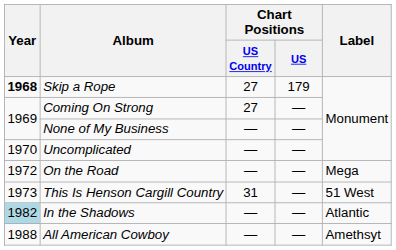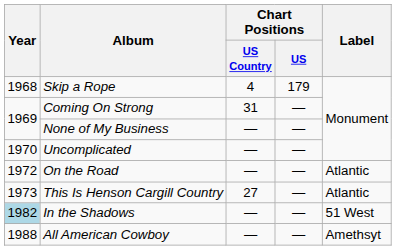(22, 87) bold -> (22, 87) normal
(251, 87) 27 -> (251, 87) 4
(251, 108) 27 -> (251, 108) 31
(342, 171) Mega -> (347, 171) Atlantic
(251, 192) 31 -> (251, 192) 27
(350, 192) 51 West -> (347, 192) Atlantic
(347, 213) Atlantic -> (350, 213) 51 West
